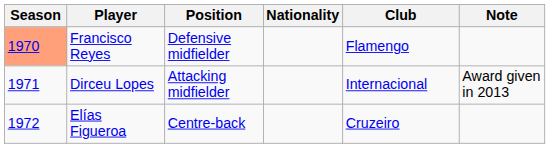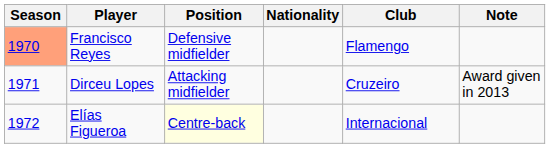(386, 84) Internacional -> (373, 84) Cruzeiro
(207, 123) no background -> (207, 123) lightyellow background
(373, 123) Cruzeiro -> (386, 123) Internacional
